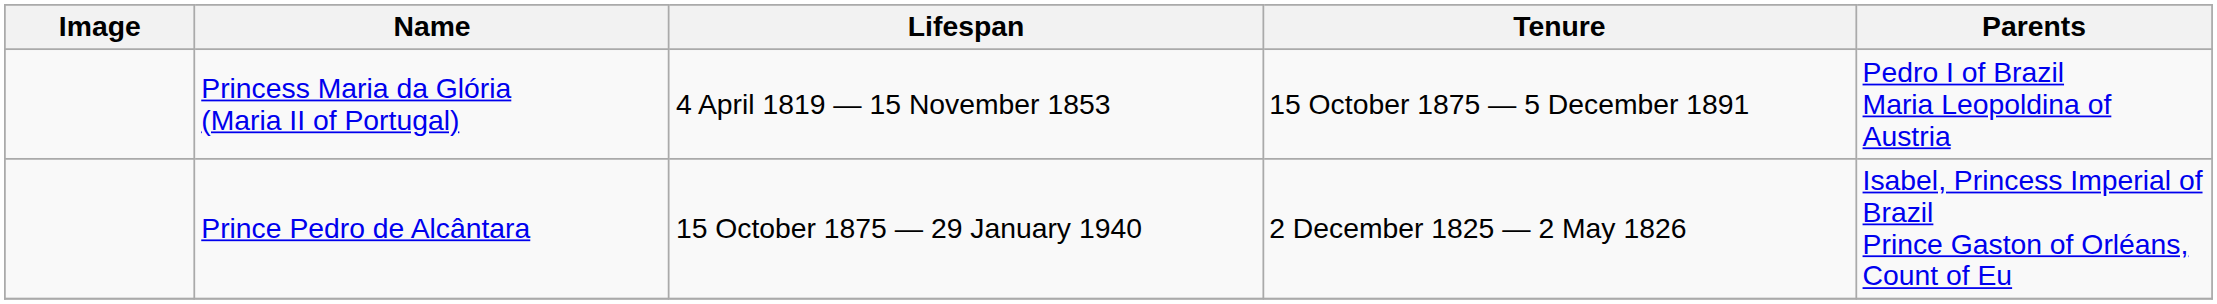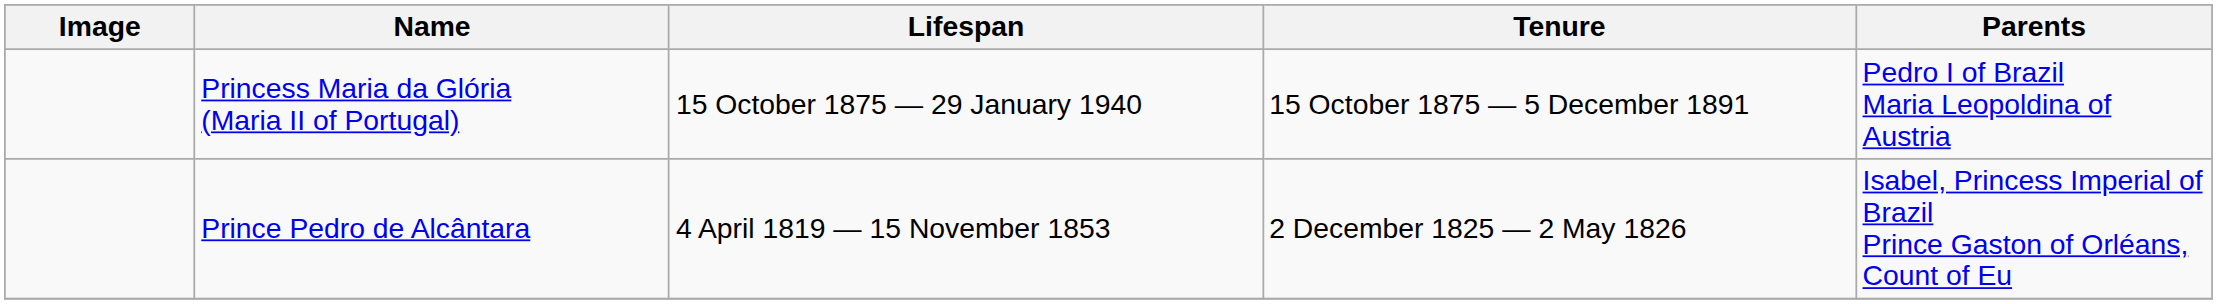(893, 103) 4 April 1819 — 15 November 1853 -> (909, 103) 15 October 1875 — 29 January 1940
(909, 228) 15 October 1875 — 29 January 1940 -> (893, 228) 4 April 1819 — 15 November 1853
